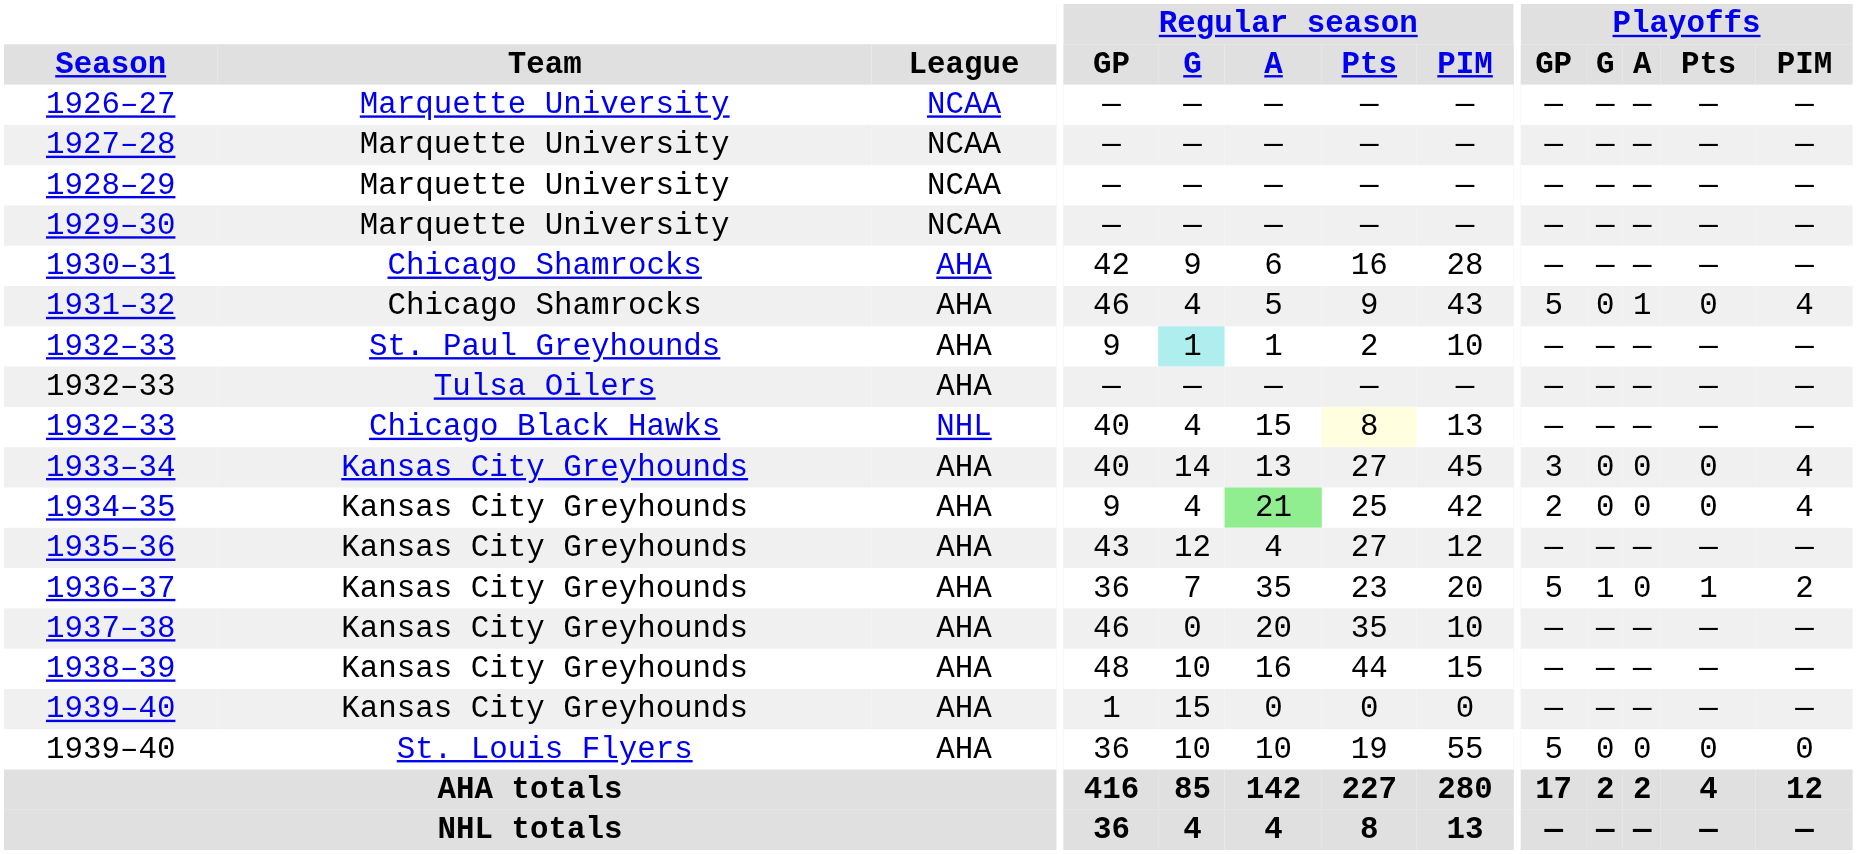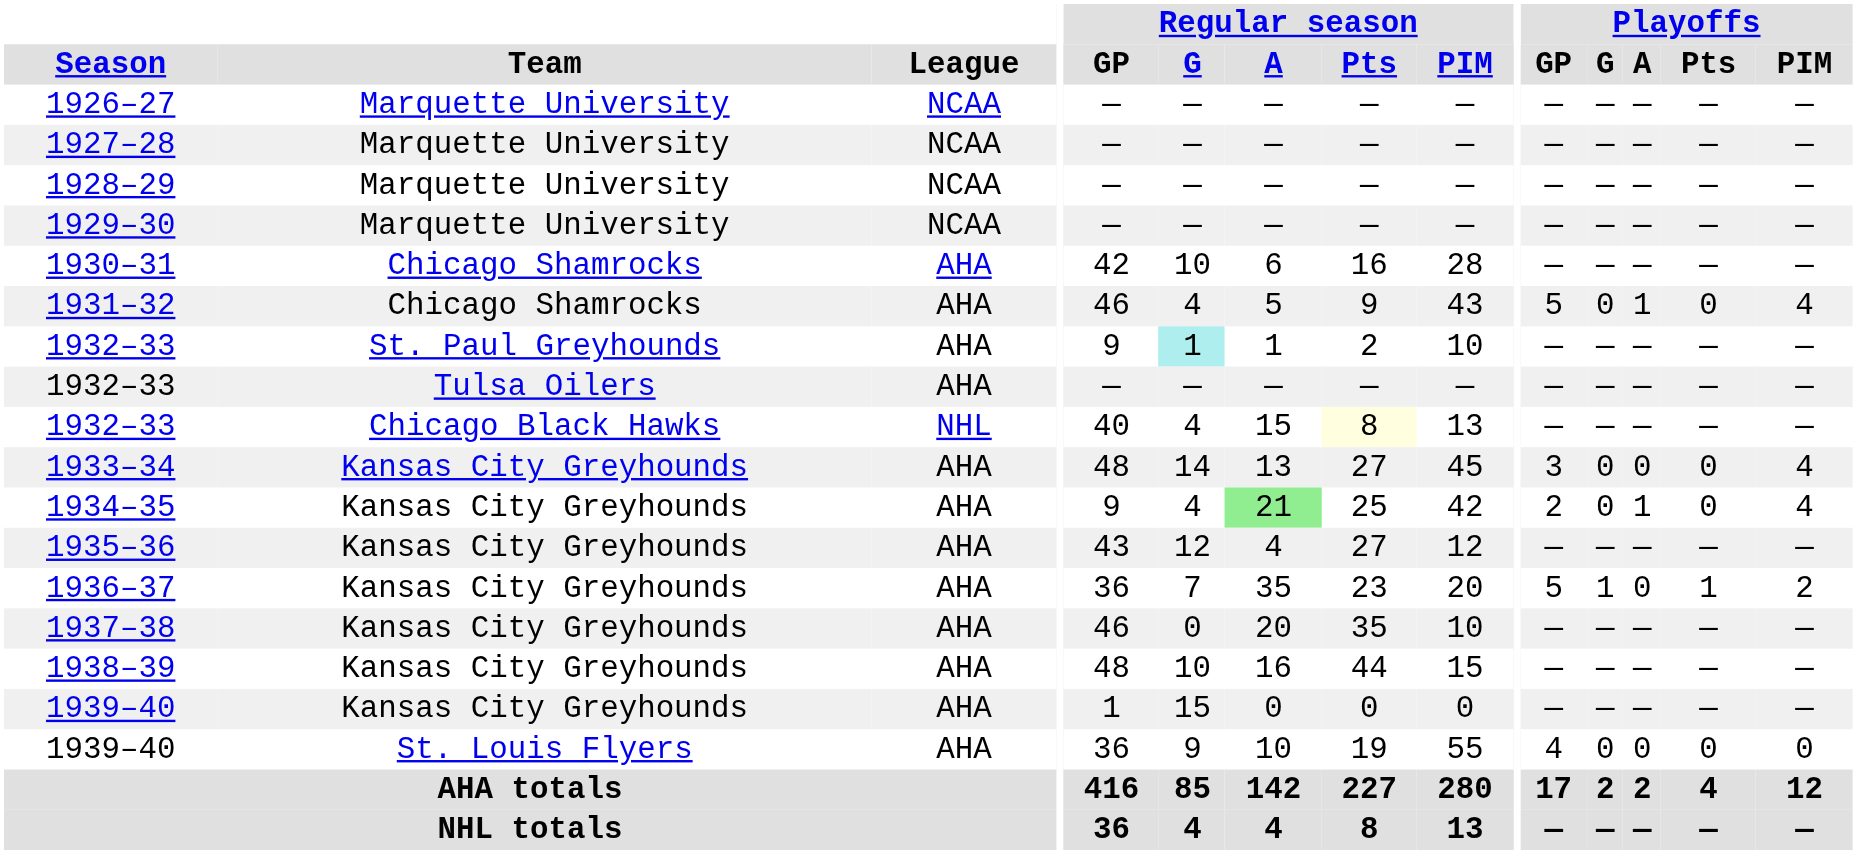(1192, 266) 9 -> (1192, 266) 10
(1111, 467) 40 -> (1111, 467) 48
(1642, 508) 0 -> (1642, 508) 1
(1192, 749) 10 -> (1192, 749) 9
(1554, 749) 5 -> (1554, 749) 4
